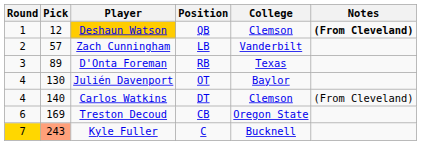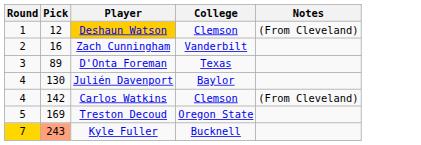- column: (203, 13)
(364, 30) bold -> (308, 30) normal
(56, 47) 57 -> (56, 47) 16
(56, 98) 140 -> (56, 98) 142
(23, 115) 6 -> (23, 115) 5
